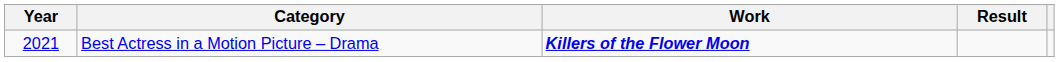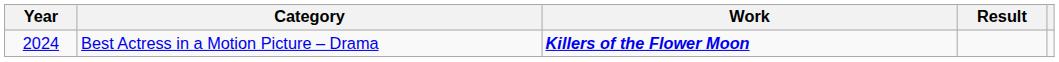(41, 43) 2021 -> (41, 43) 2024
